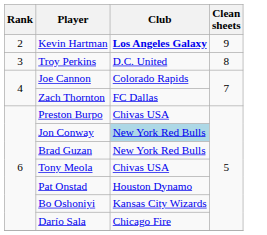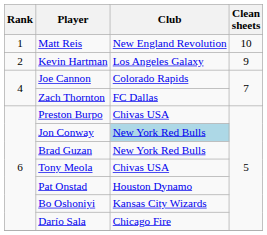+ row: (60, 43)
(160, 43) bold -> (158, 61) normal
- row: (67, 61)
